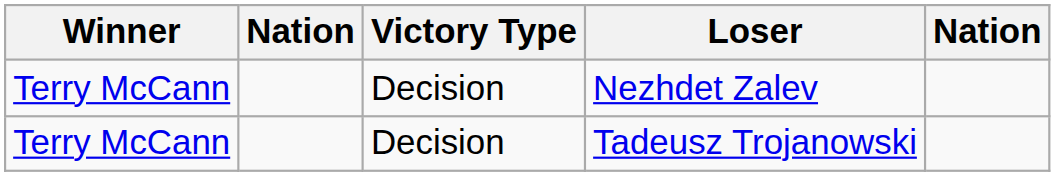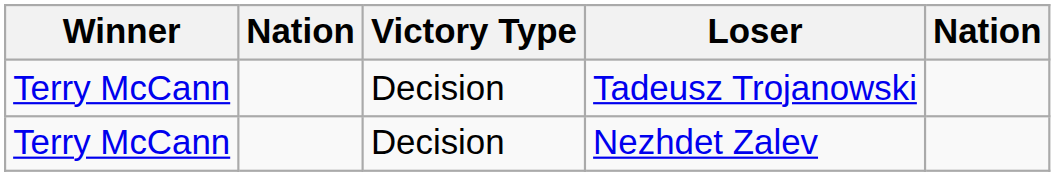rows swapped: (755, 142) <-> (706, 87)
